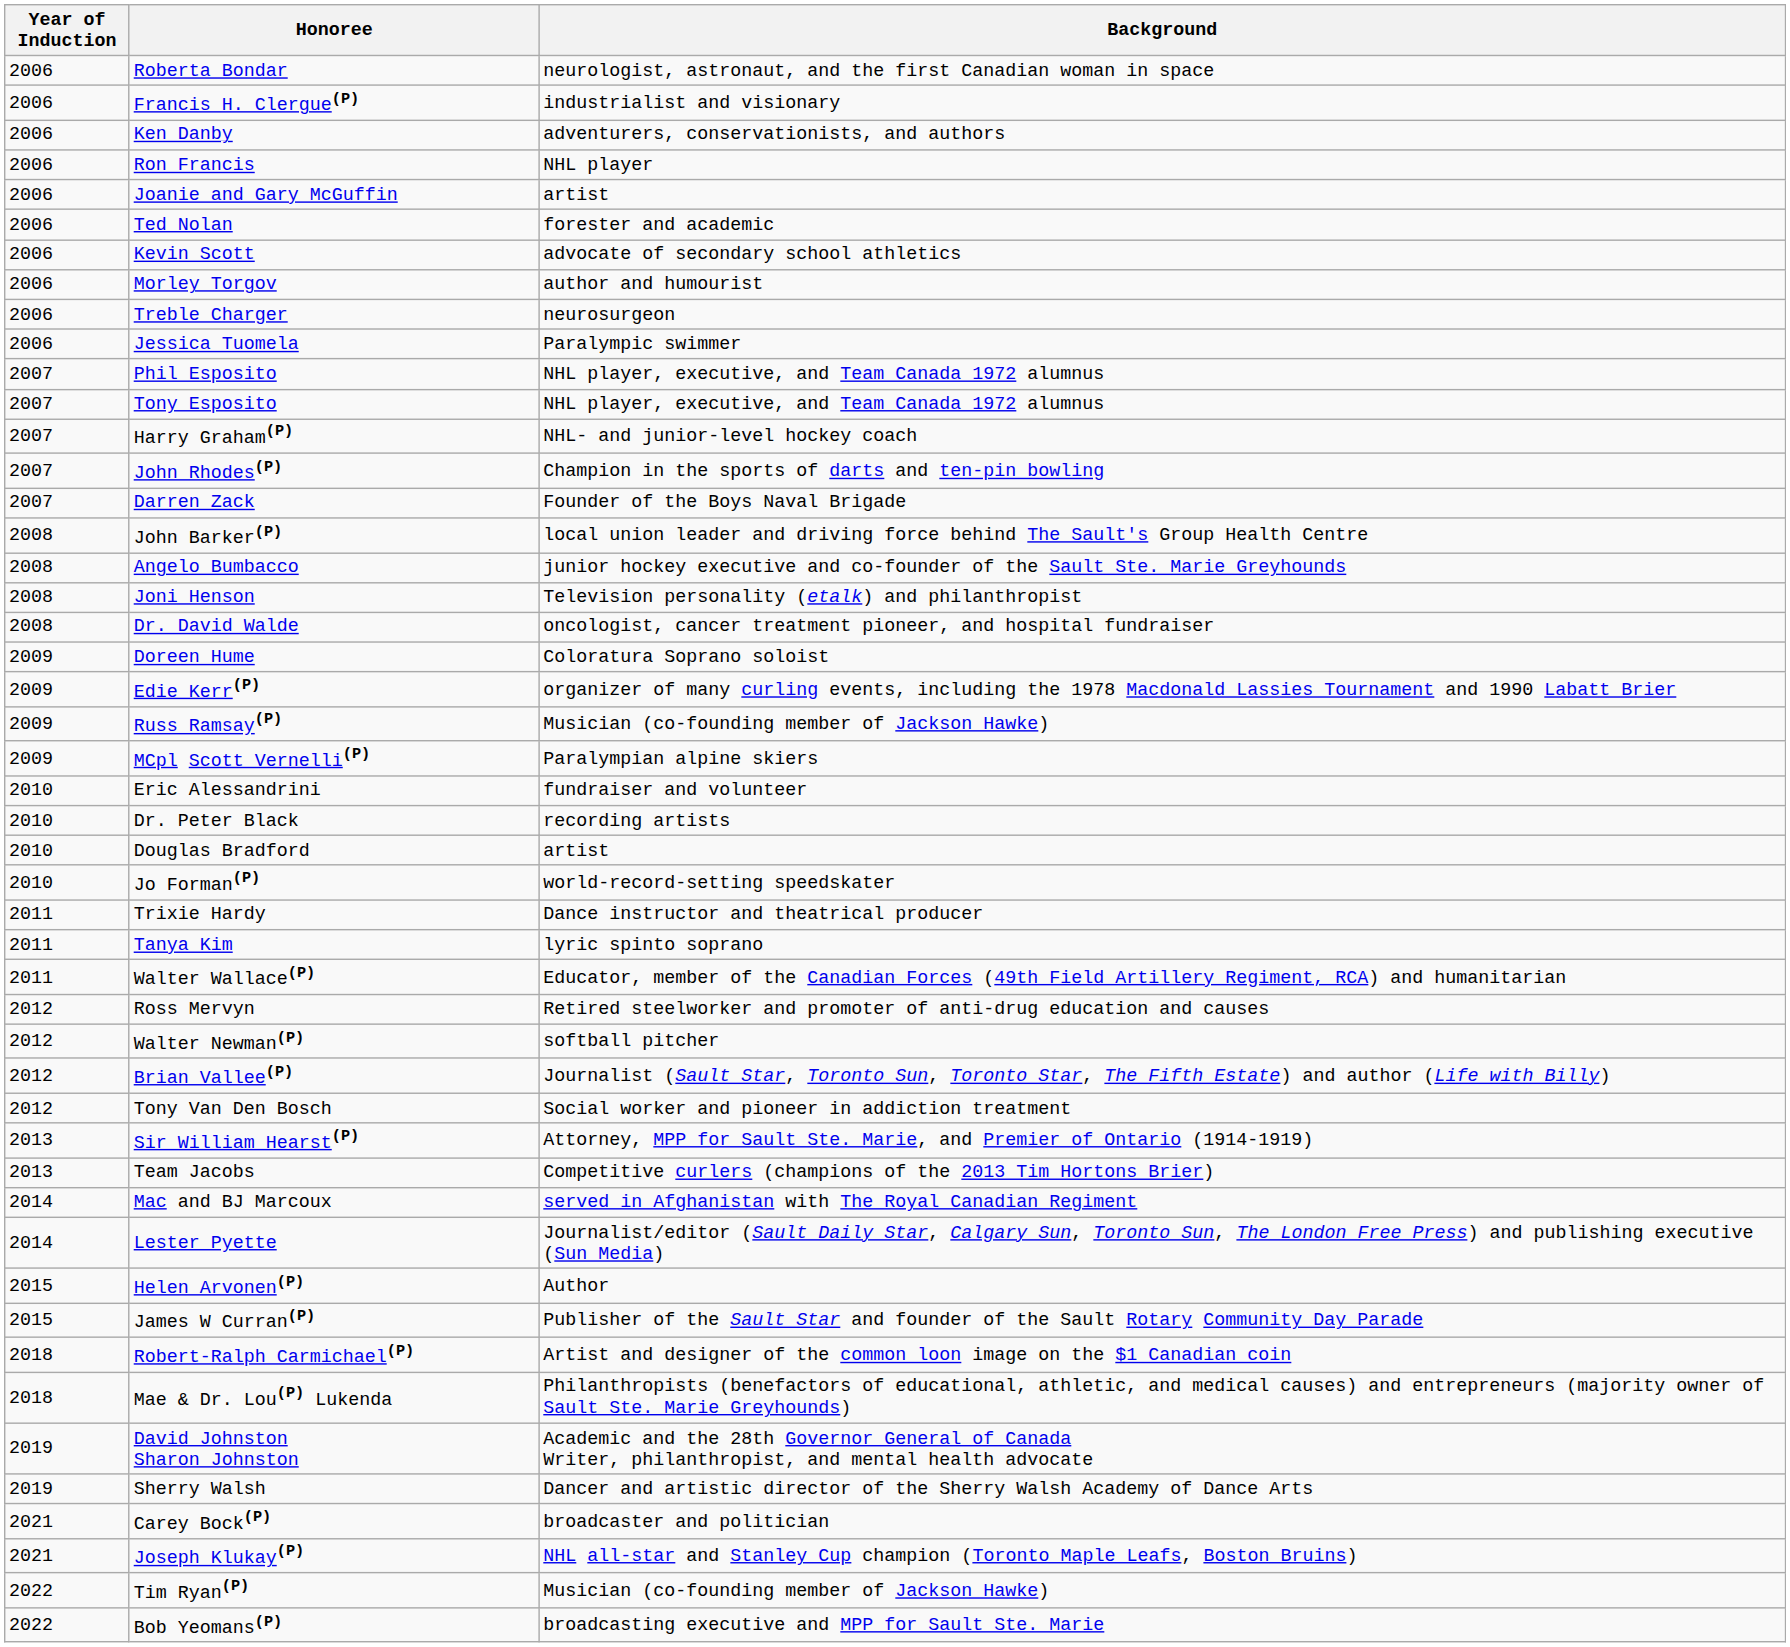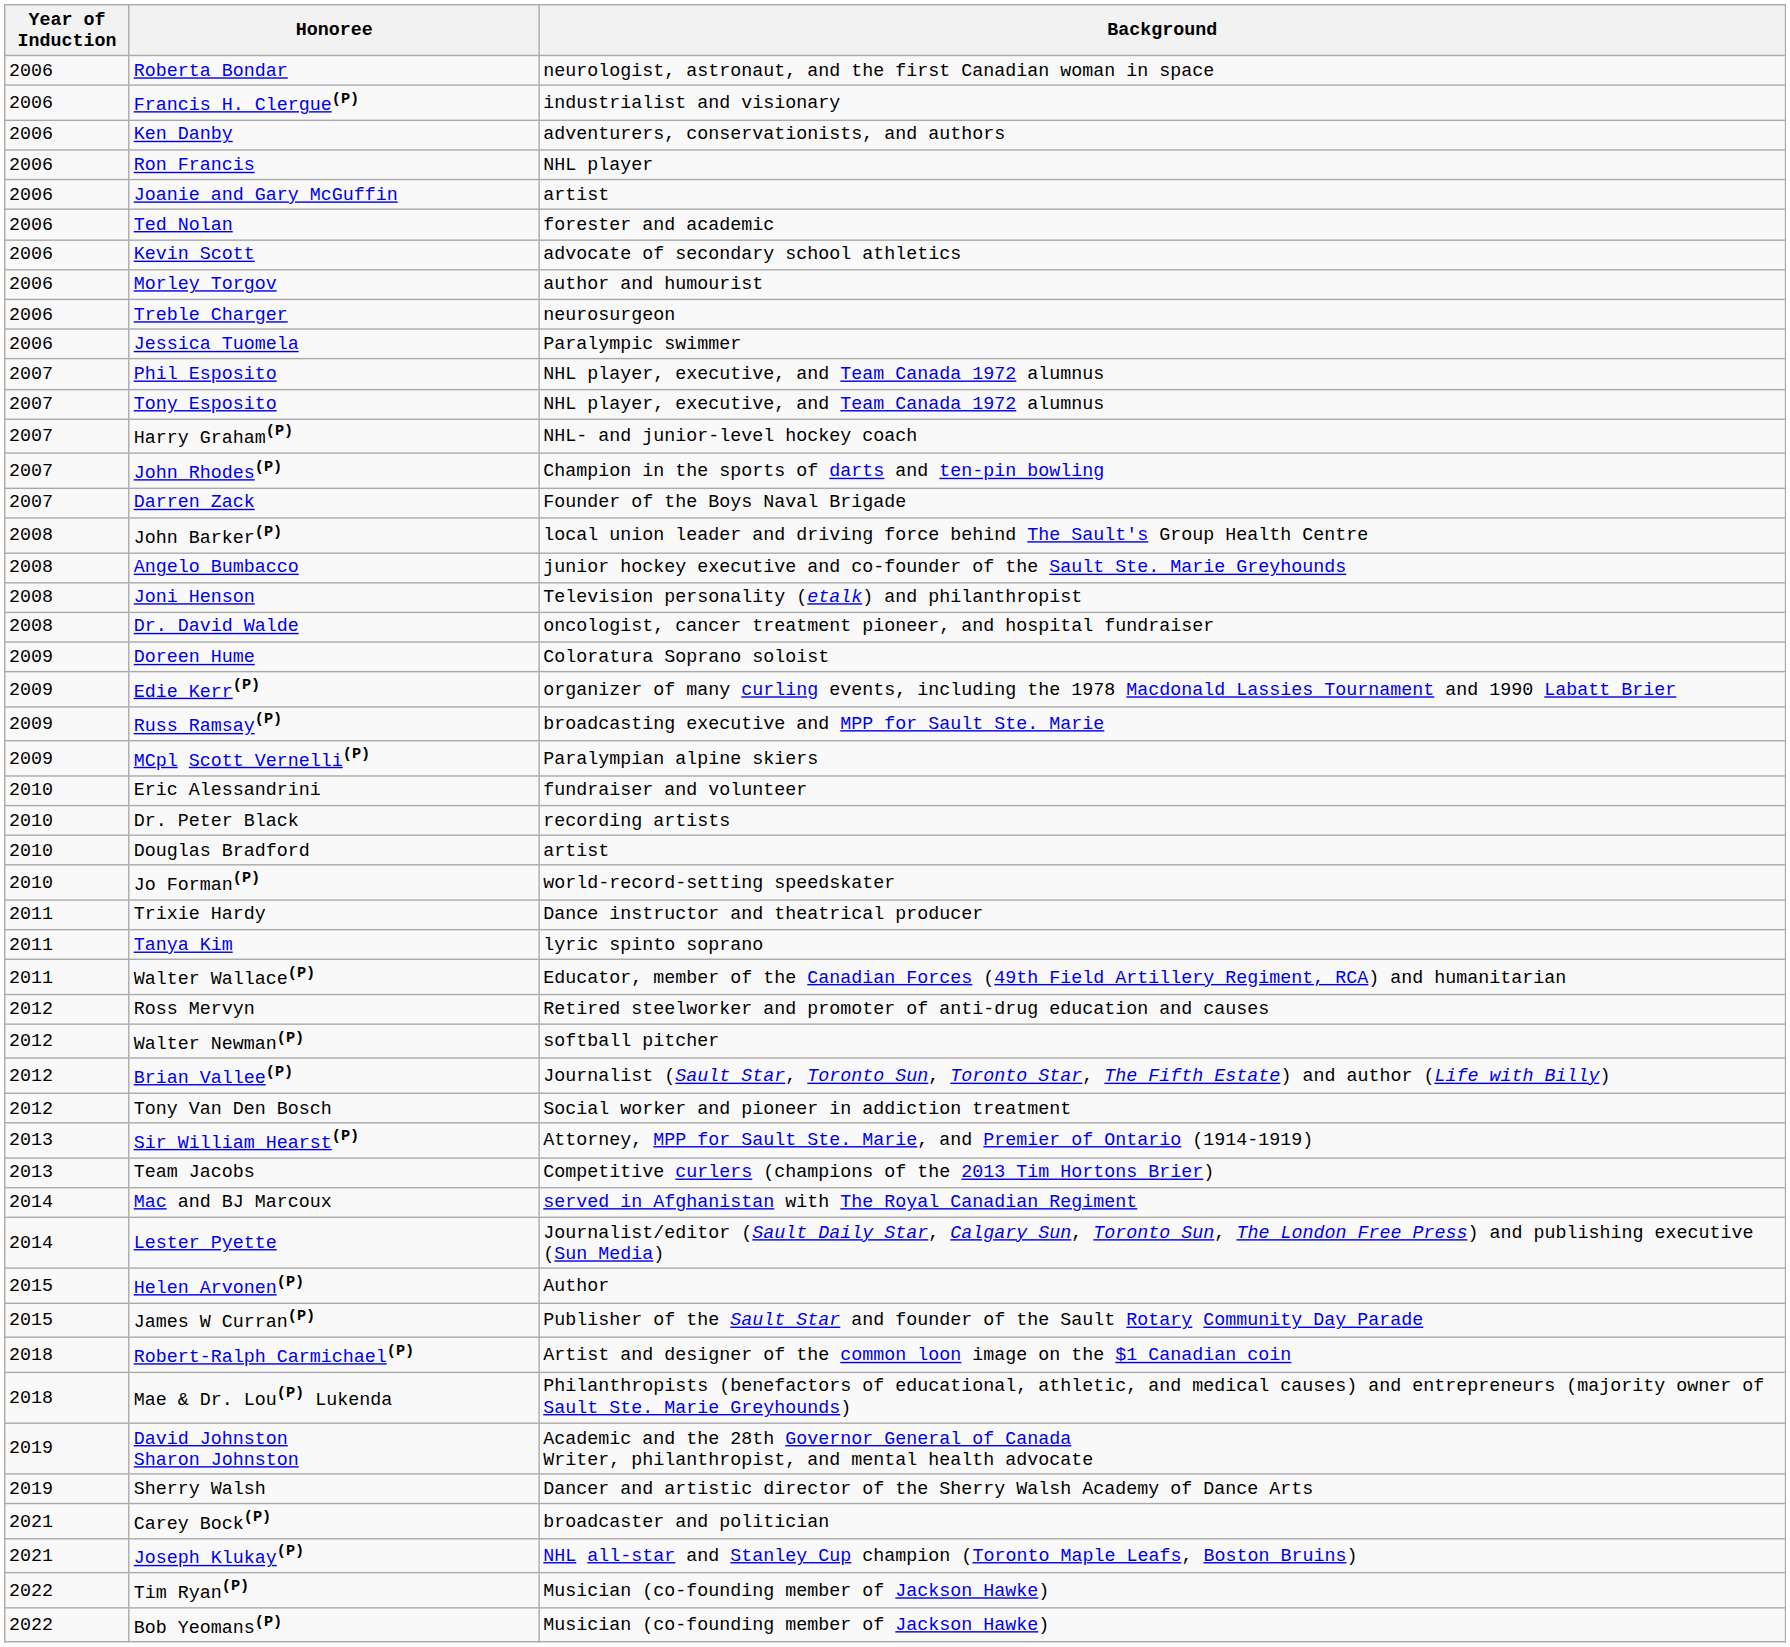(796, 724) Musician (co-founding member of Jackson Hawke) -> (824, 724) broadcasting executive and MPP for Sault Ste. Marie
(824, 1625) broadcasting executive and MPP for Sault Ste. Marie -> (796, 1625) Musician (co-founding member of Jackson Hawke)
